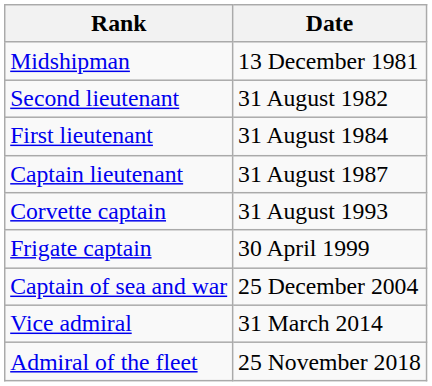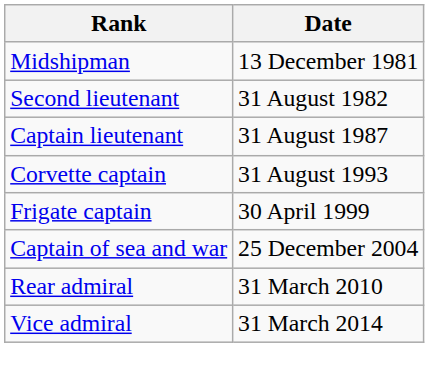- row: (82, 135)
+ row: (72, 286)
- row: (104, 361)
